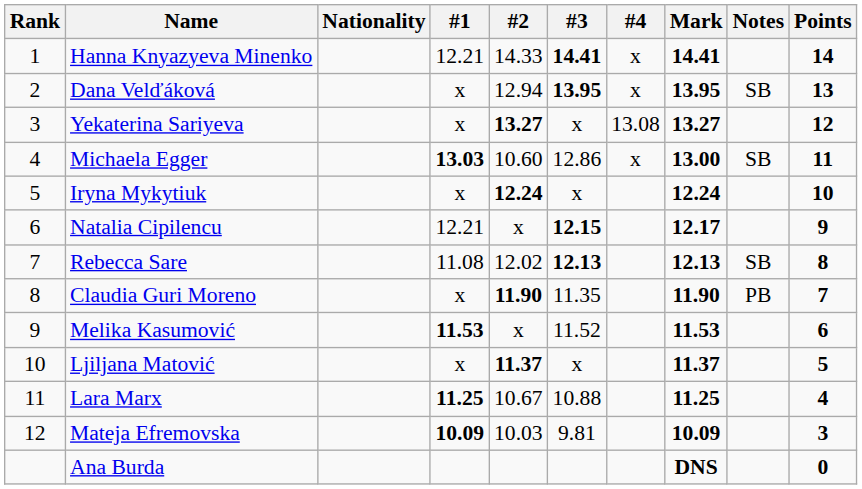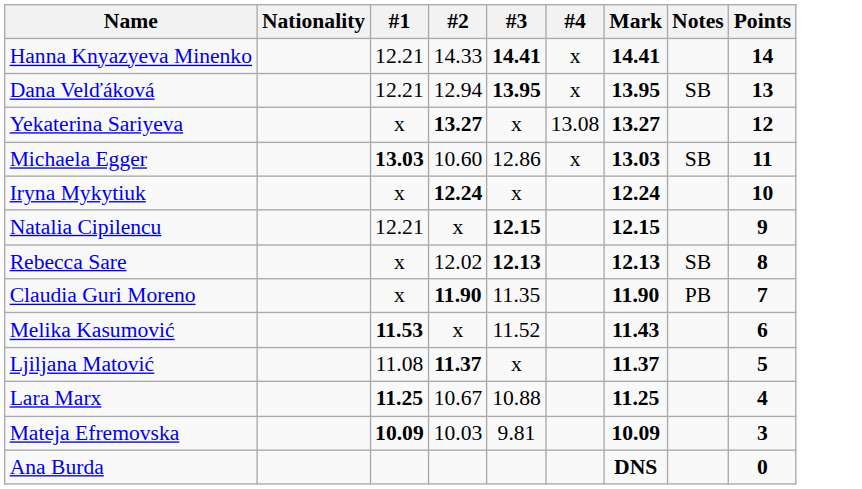- column: (35, 21)
(460, 90) x -> (399, 90) 12.21
(696, 158) 13.00 -> (636, 158) 13.03
(696, 227) 12.17 -> (636, 227) 12.15
(460, 261) 11.08 -> (399, 261) x
(696, 329) 11.53 -> (636, 329) 11.43
(460, 364) x -> (399, 364) 11.08
